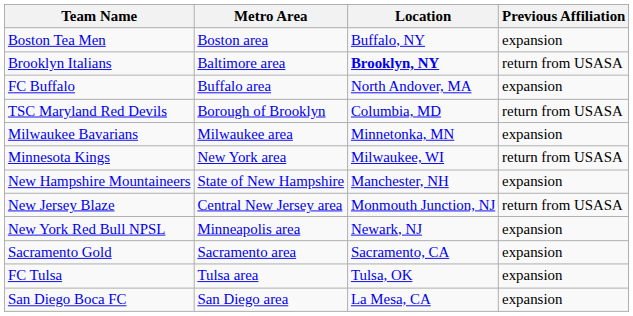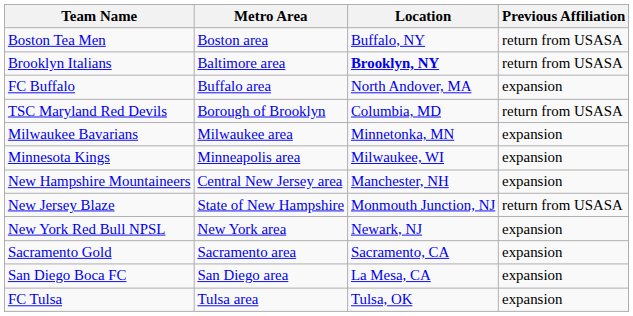(532, 39) expansion -> (562, 39) return from USASA
(242, 157) New York area -> (249, 157) Minneapolis area
(562, 157) return from USASA -> (532, 157) expansion
(271, 181) State of New Hampshire -> (270, 181) Central New Jersey area
(270, 205) Central New Jersey area -> (271, 205) State of New Hampshire
(249, 228) Minneapolis area -> (242, 228) New York area
rows swapped: (67, 299) <-> (35, 275)
